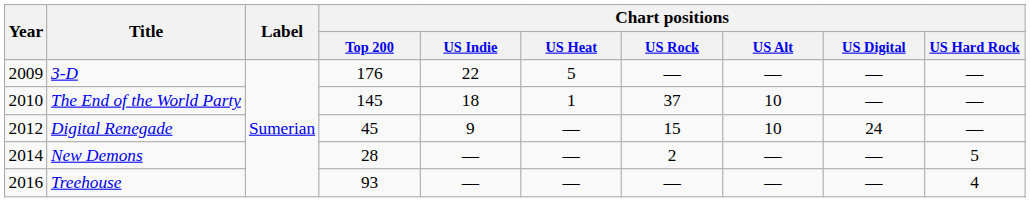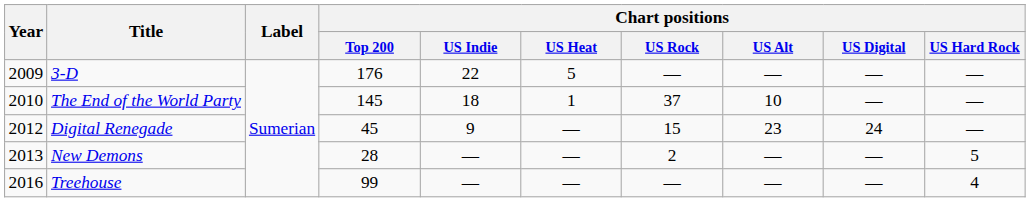(773, 127) 10 -> (773, 127) 23
(26, 155) 2014 -> (26, 155) 2013
(370, 182) 93 -> (370, 182) 99
